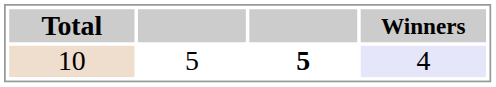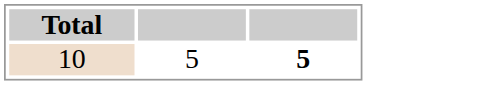- column: (423, 26)
